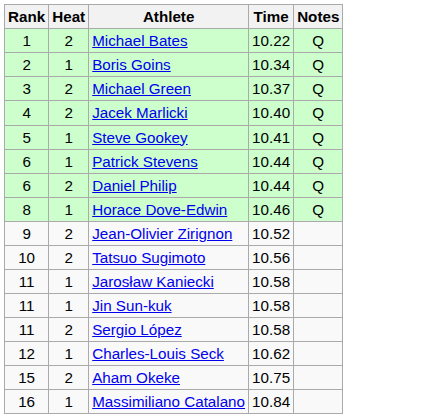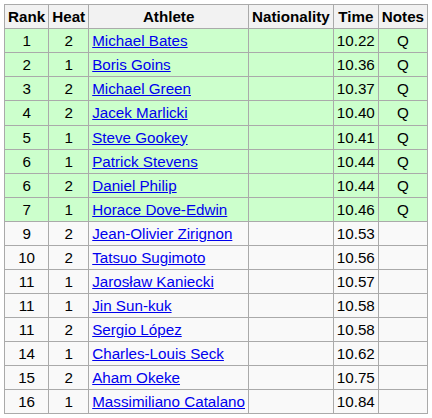+ column: (291, 17)
(271, 65) 10.34 -> (356, 65) 10.36
(27, 209) 8 -> (27, 209) 7
(271, 233) 10.52 -> (356, 233) 10.53
(271, 281) 10.58 -> (356, 281) 10.57
(27, 354) 12 -> (27, 354) 14
